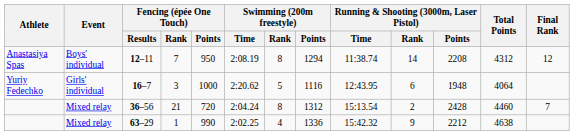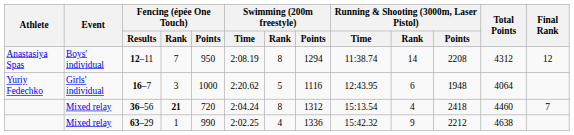(176, 107) normal -> (176, 107) bold
(412, 107) 2 -> (412, 107) 4
(457, 107) 2428 -> (457, 107) 2418
